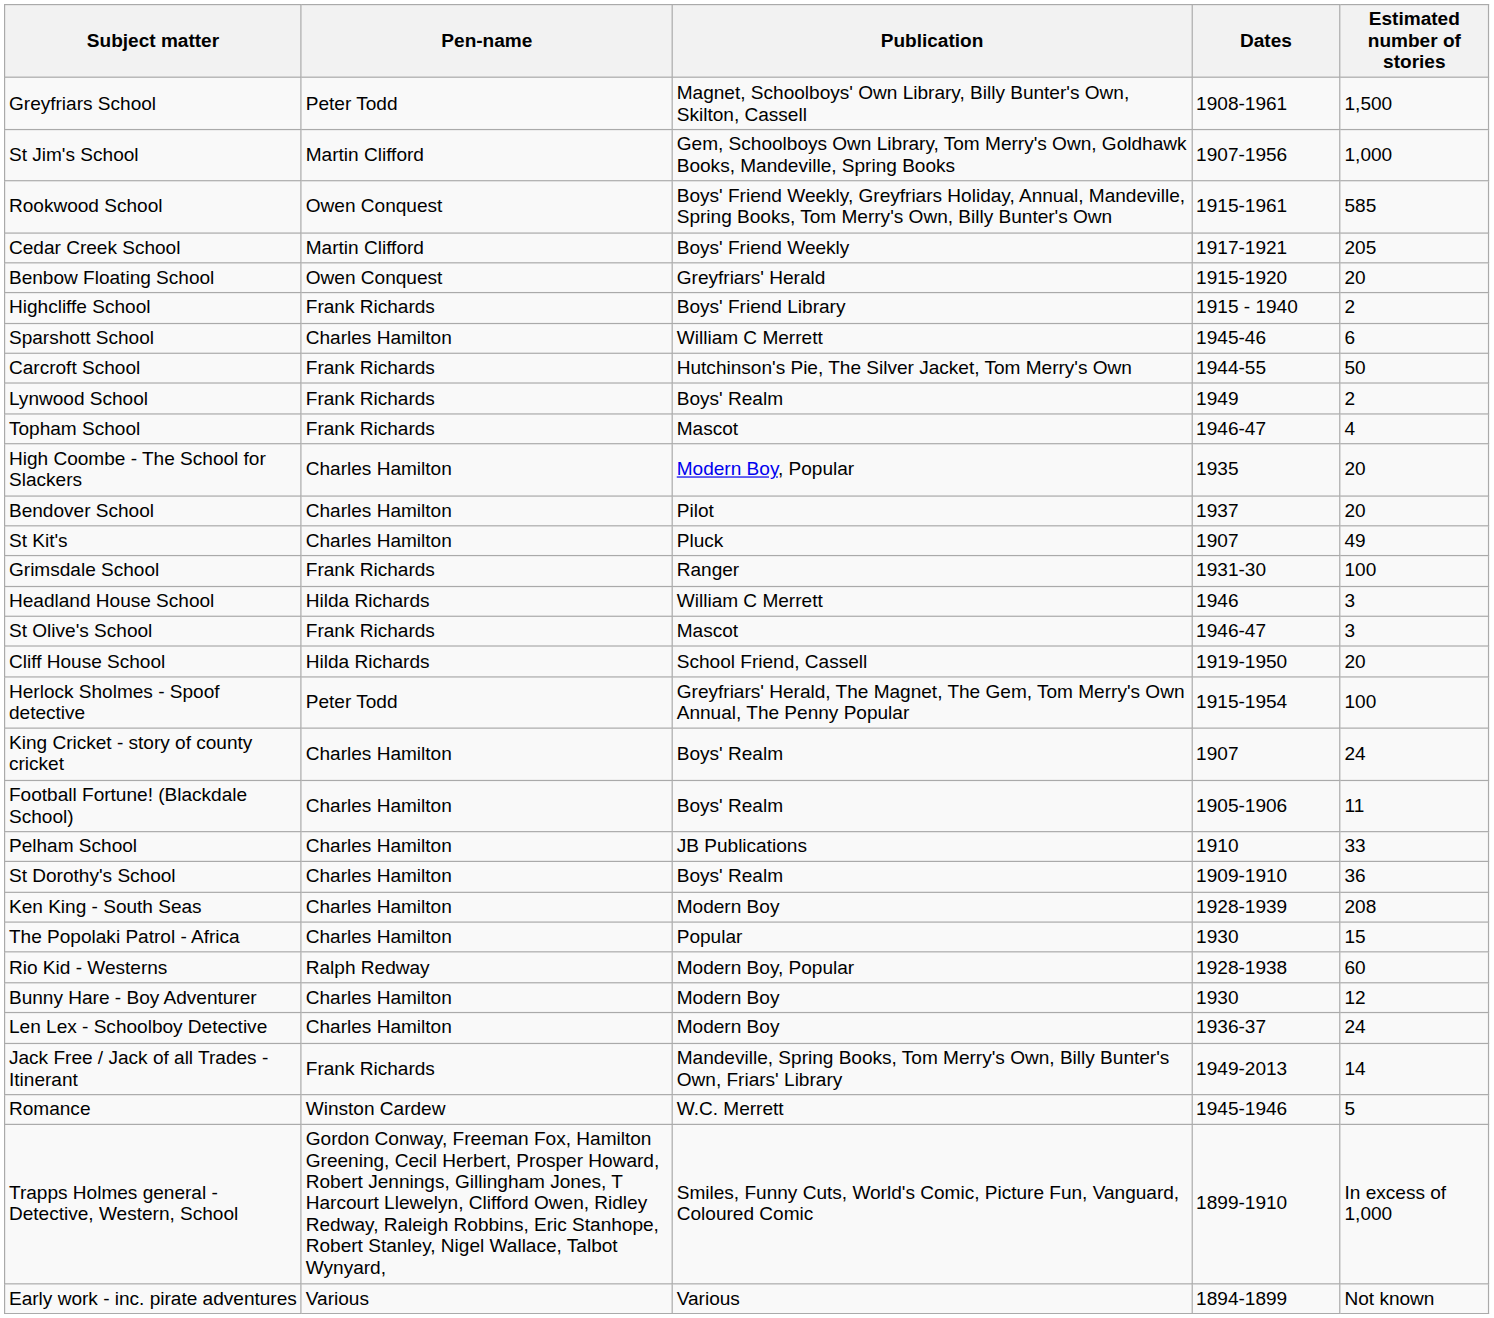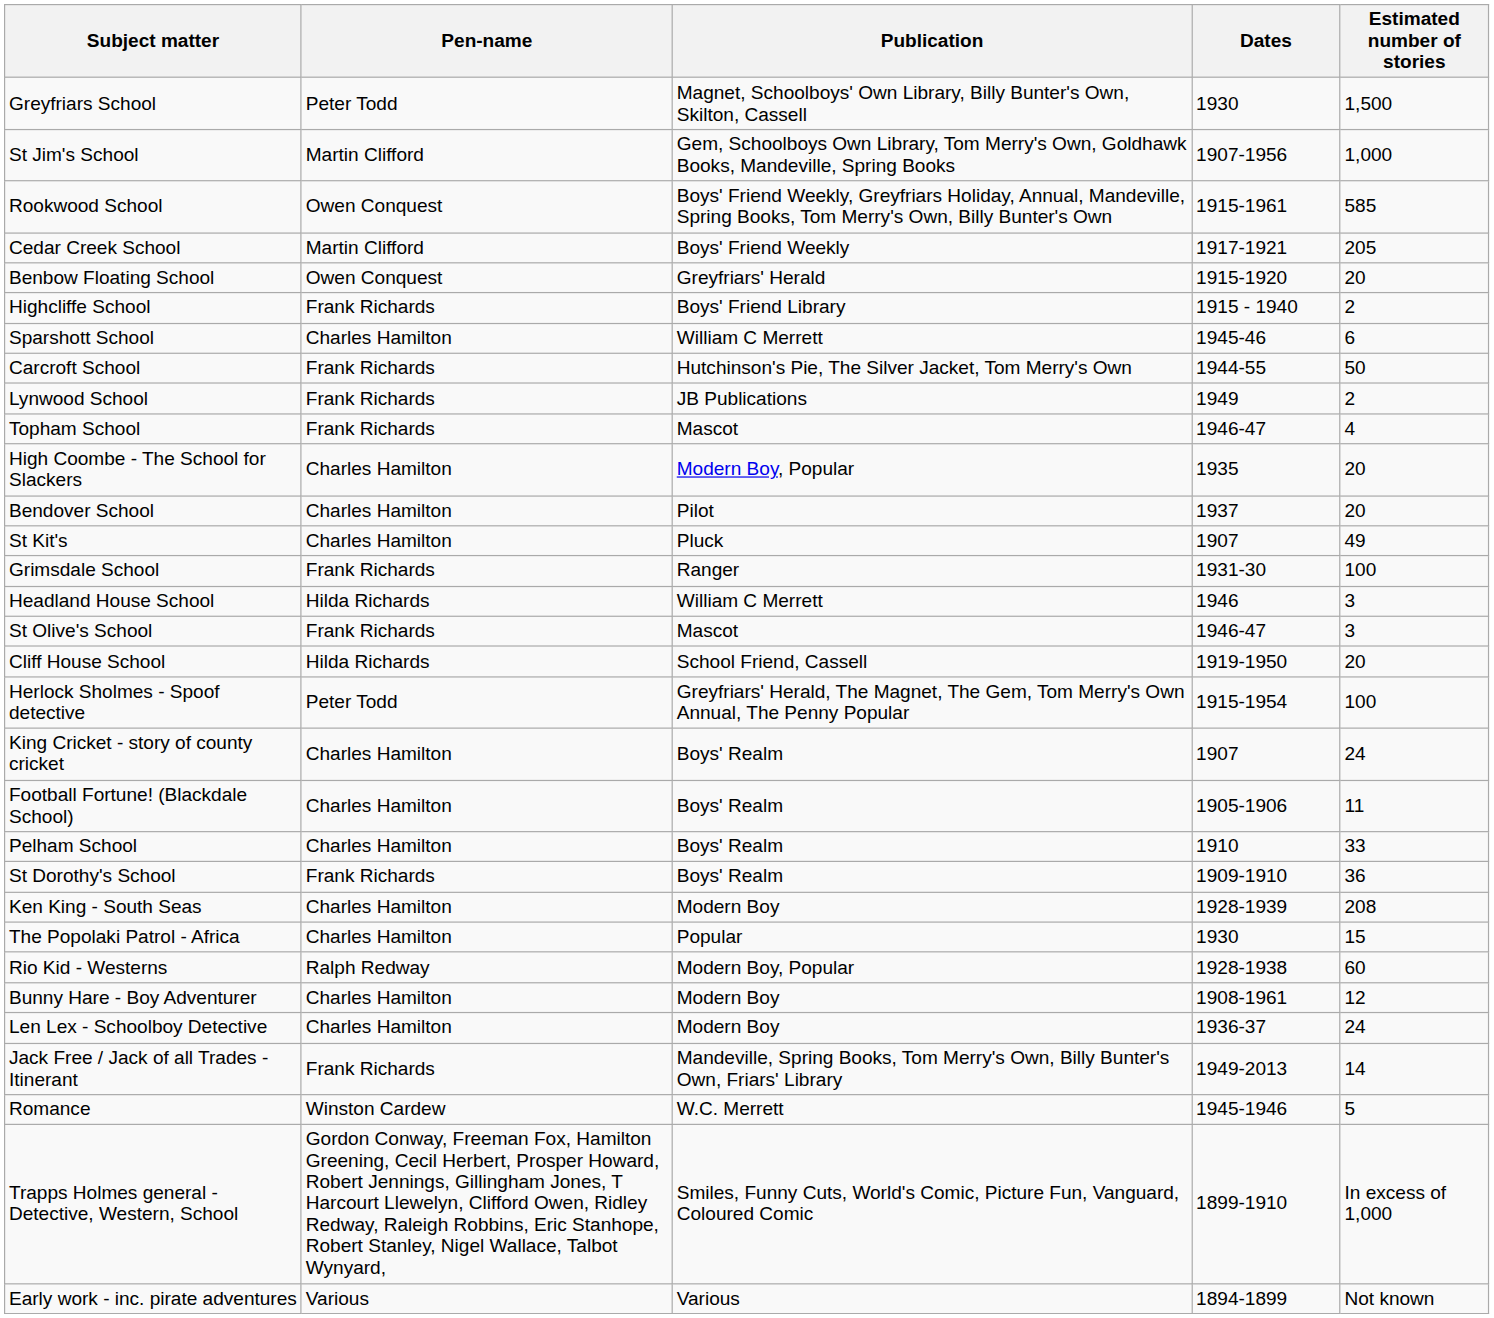(1242, 103) 1908-1961 -> (1217, 103) 1930
(730, 398) Boys' Realm -> (742, 398) JB Publications
(742, 846) JB Publications -> (730, 846) Boys' Realm
(379, 876) Charles Hamilton -> (370, 876) Frank Richards
(1217, 997) 1930 -> (1242, 997) 1908-1961
